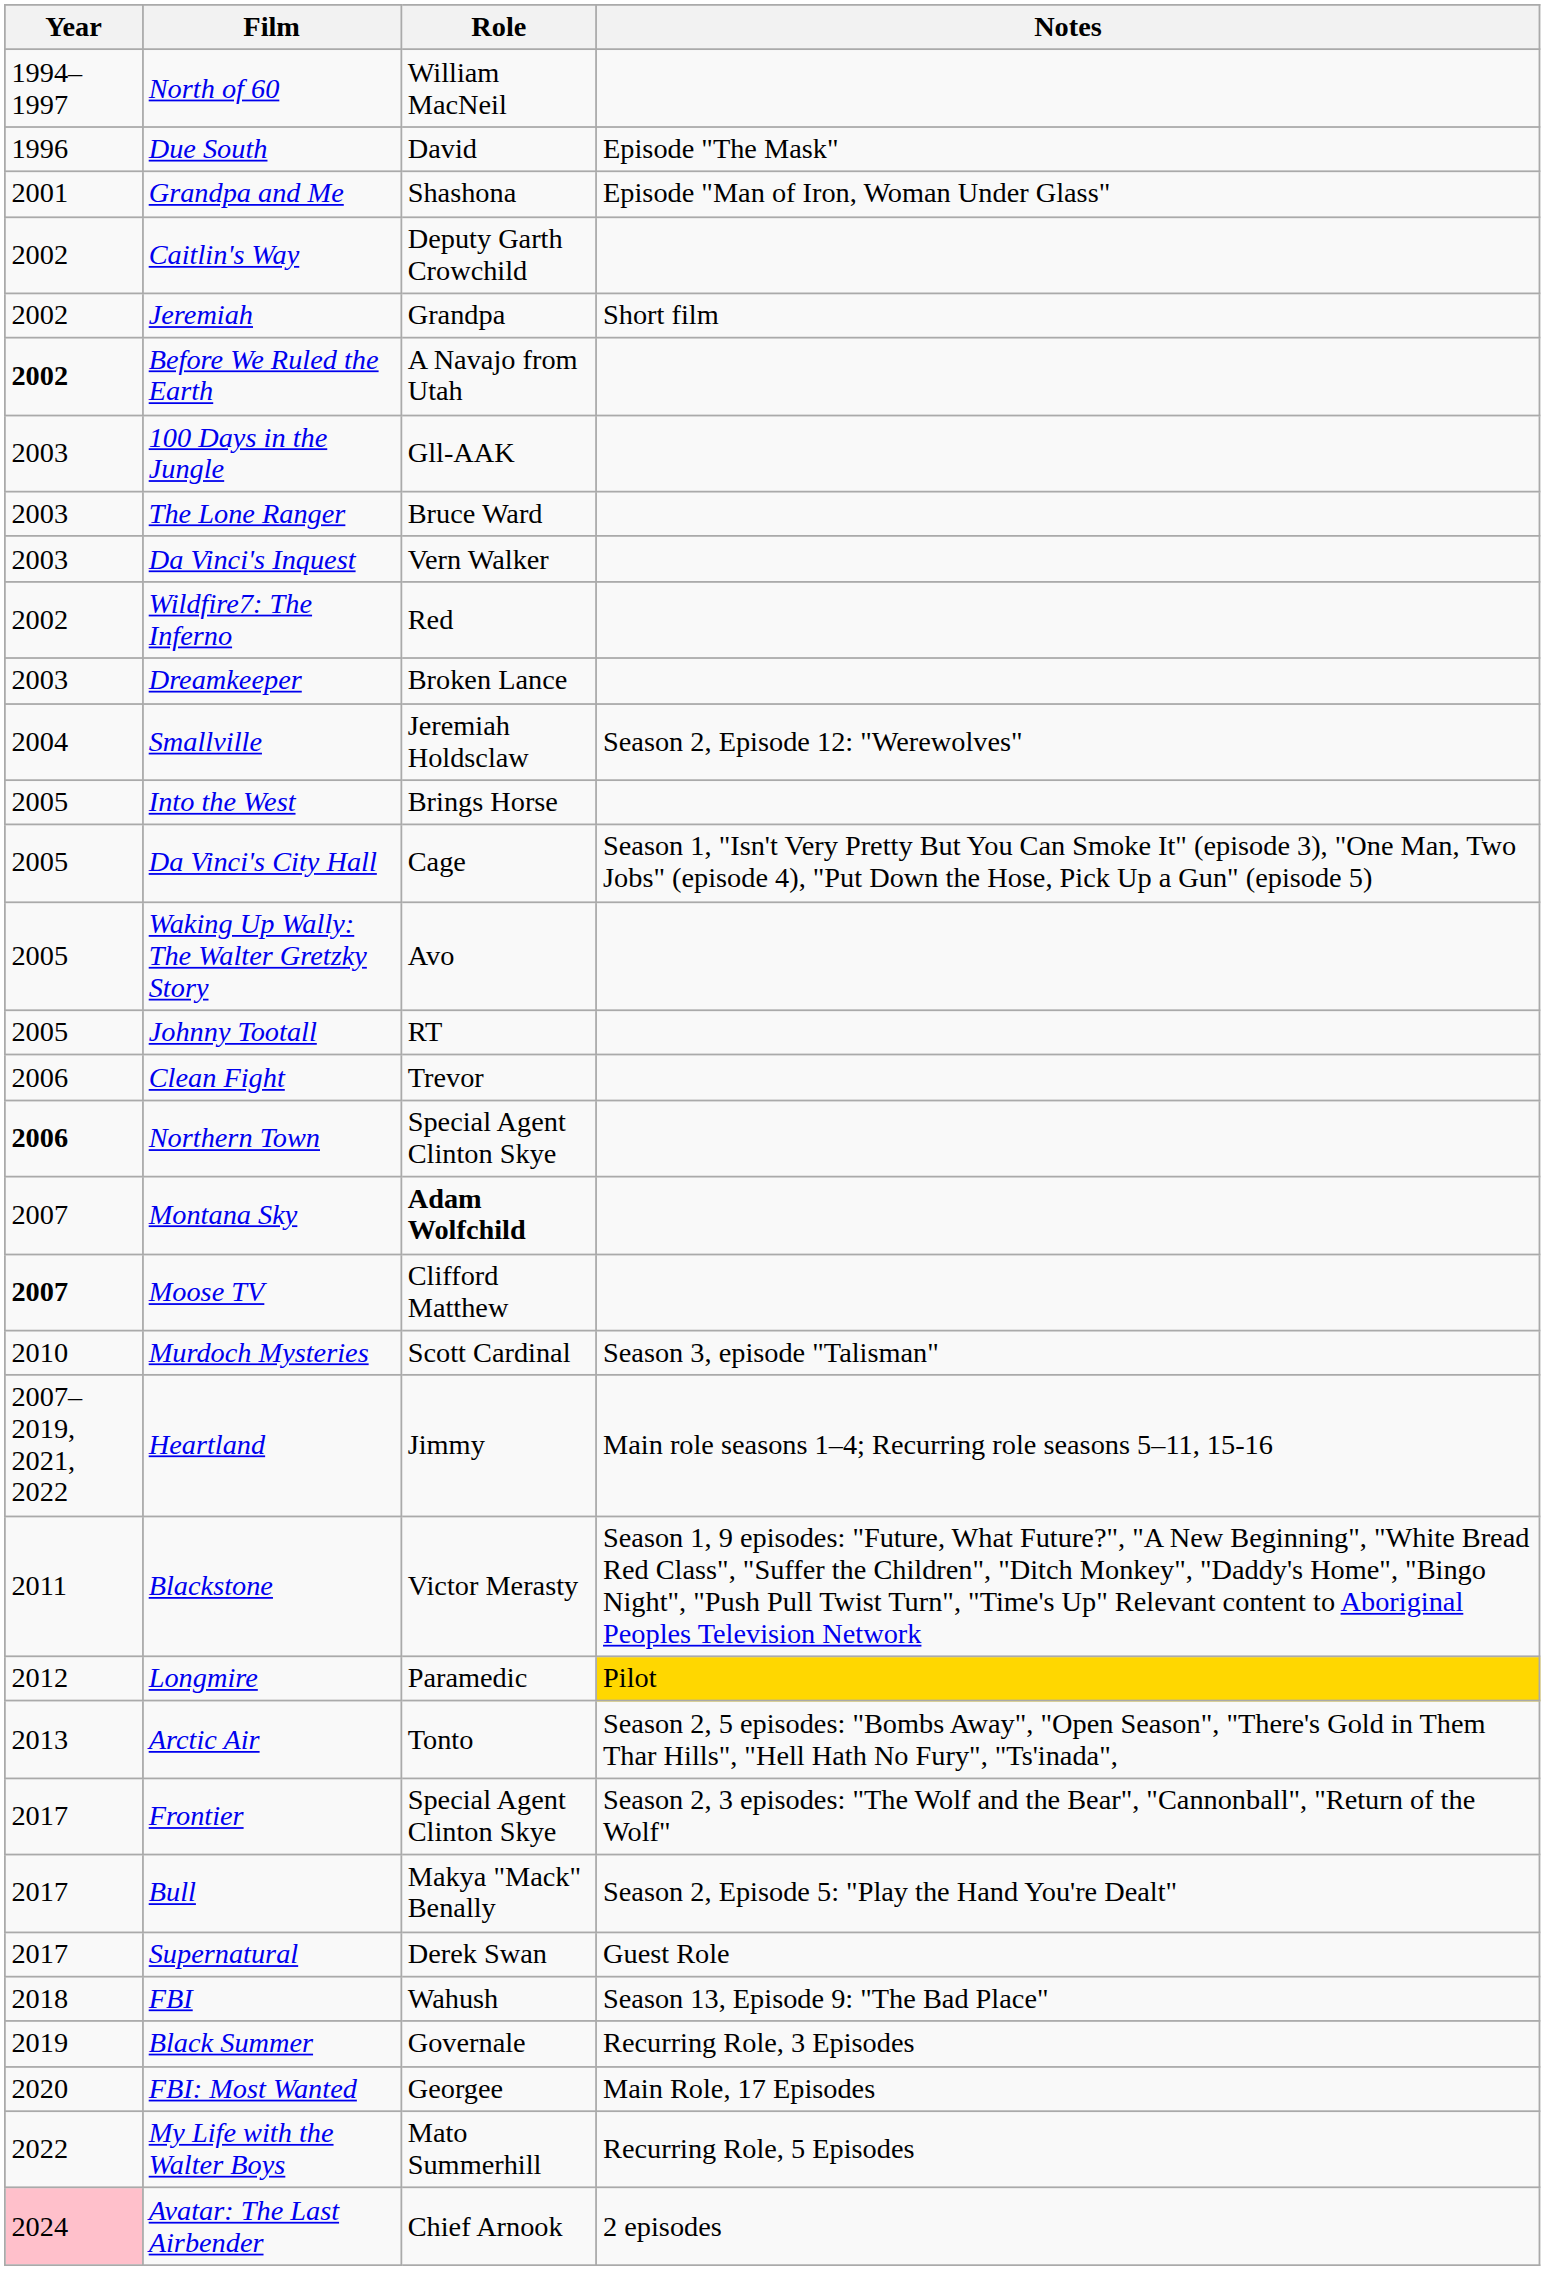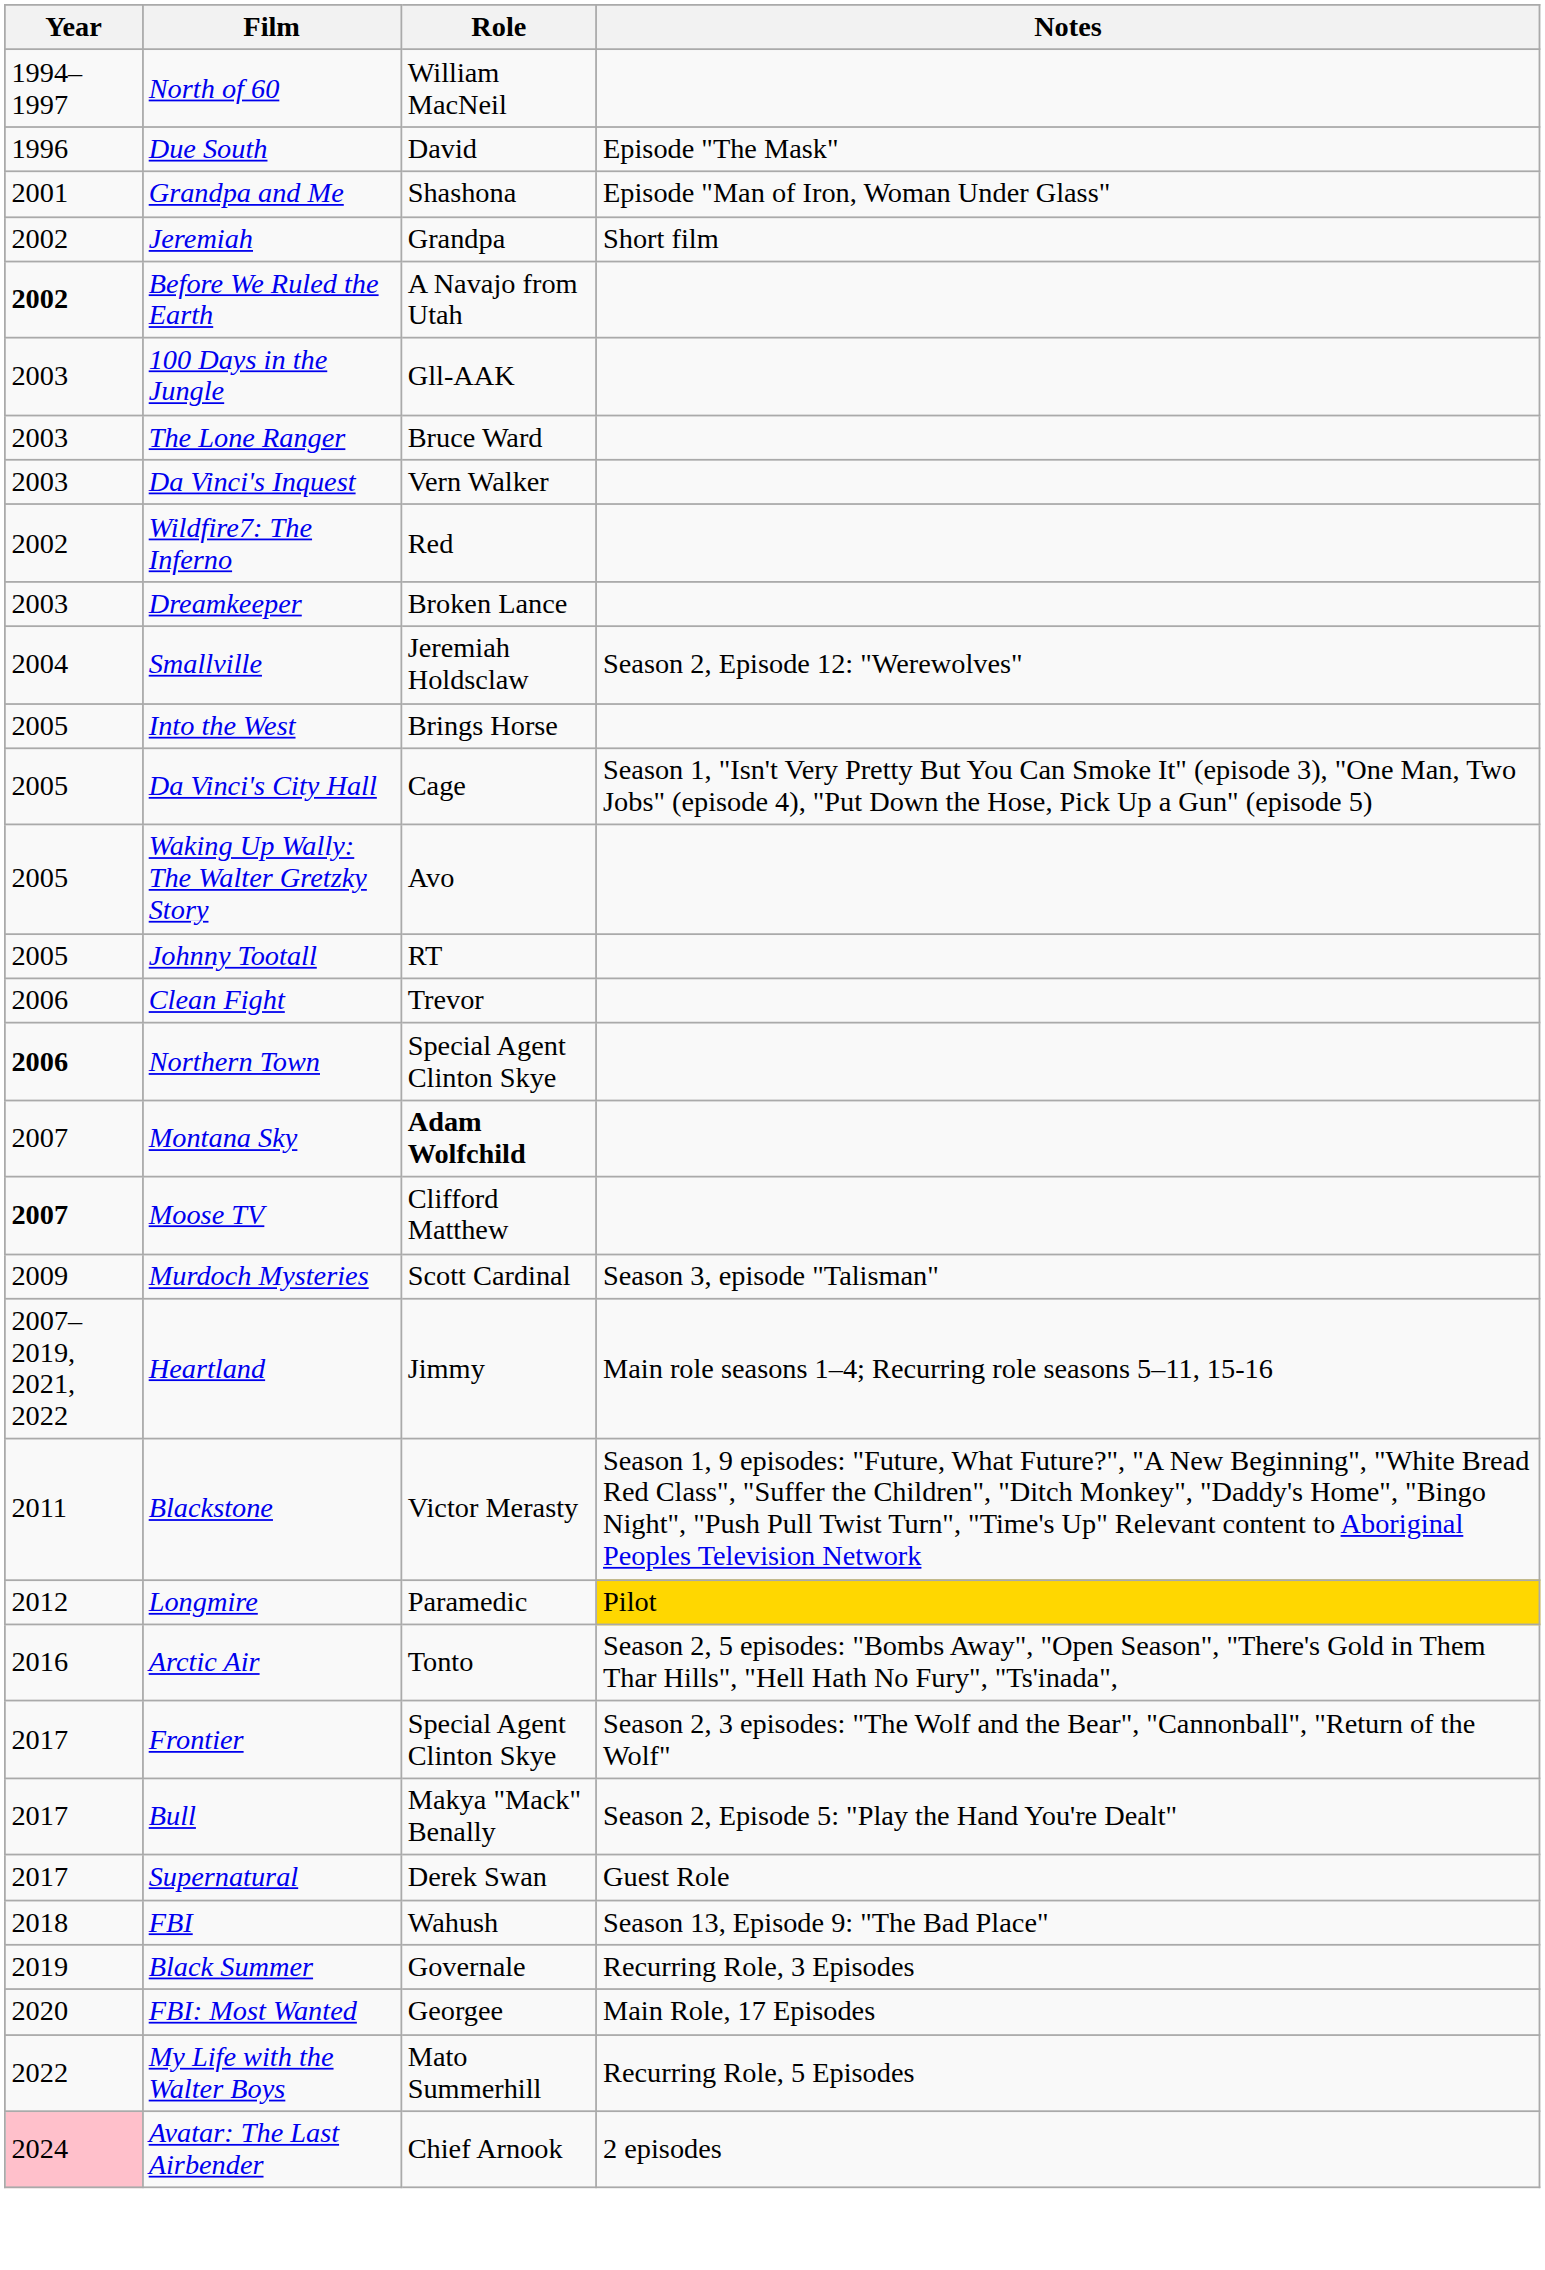- row: (224, 254)
(40, 1352) 2010 -> (40, 1275) 2009
(40, 1739) 2013 -> (40, 1662) 2016
